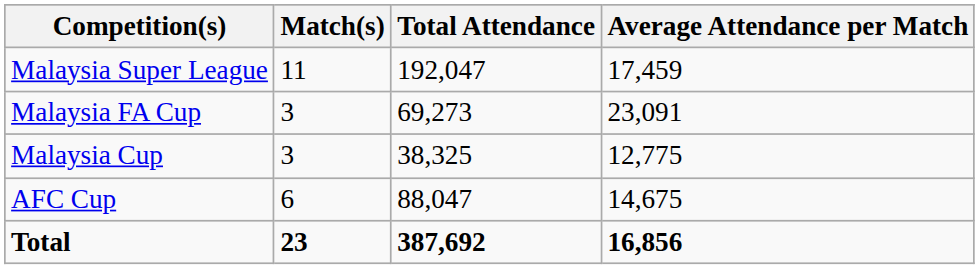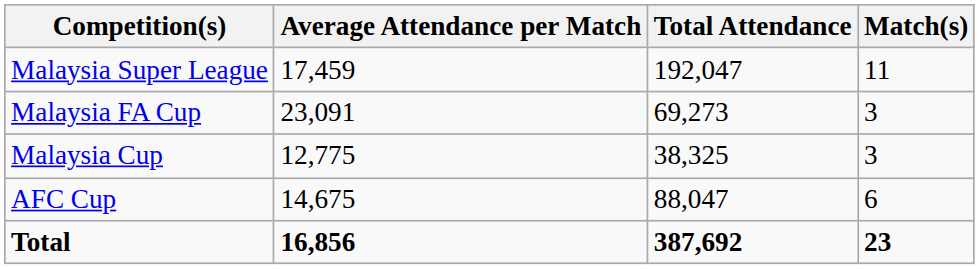columns swapped: (333, 26) <-> (788, 26)
